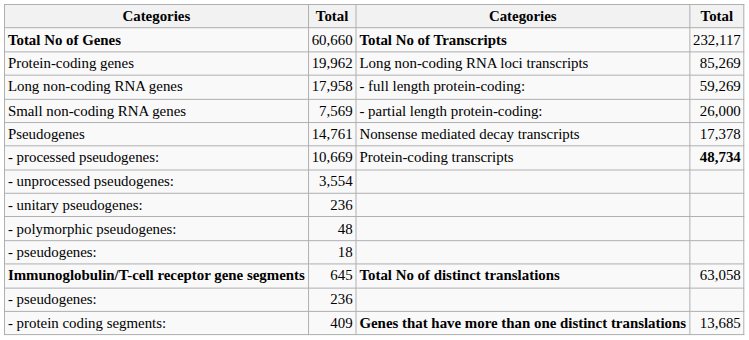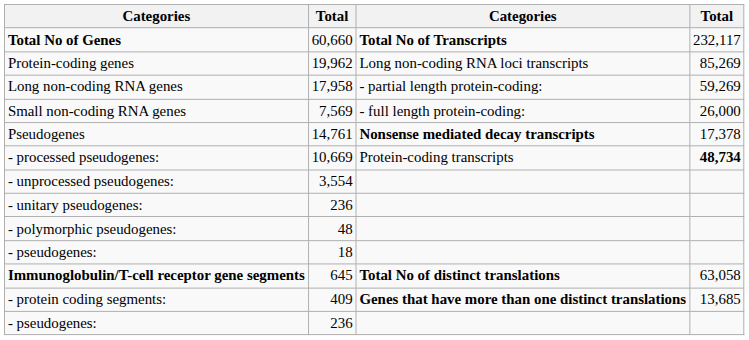(442, 87) - full length protein-coding: -> (451, 87) - partial length protein-coding:
(451, 110) - partial length protein-coding: -> (442, 110) - full length protein-coding:
(470, 134) normal -> (477, 134) bold
rows swapped: (87, 323) <-> (52, 299)
